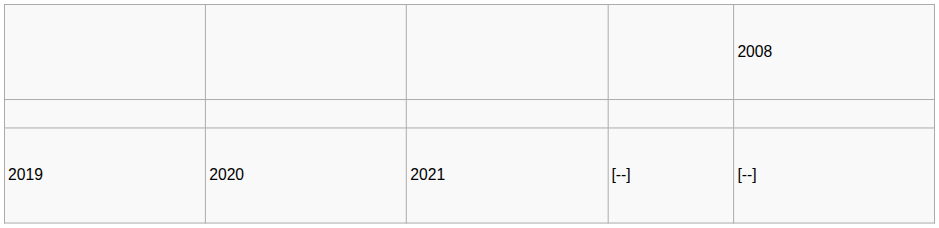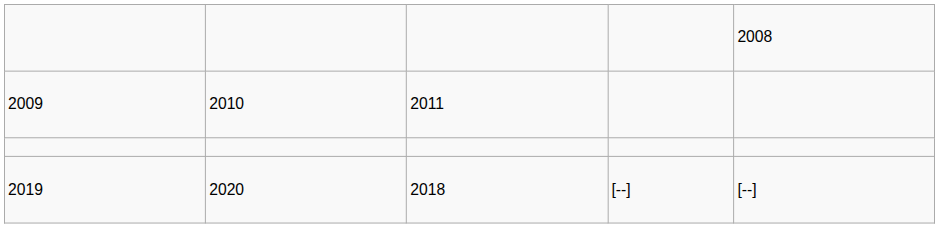+ row: (26, 104)
(428, 175) 2021 -> (428, 189) 2018
